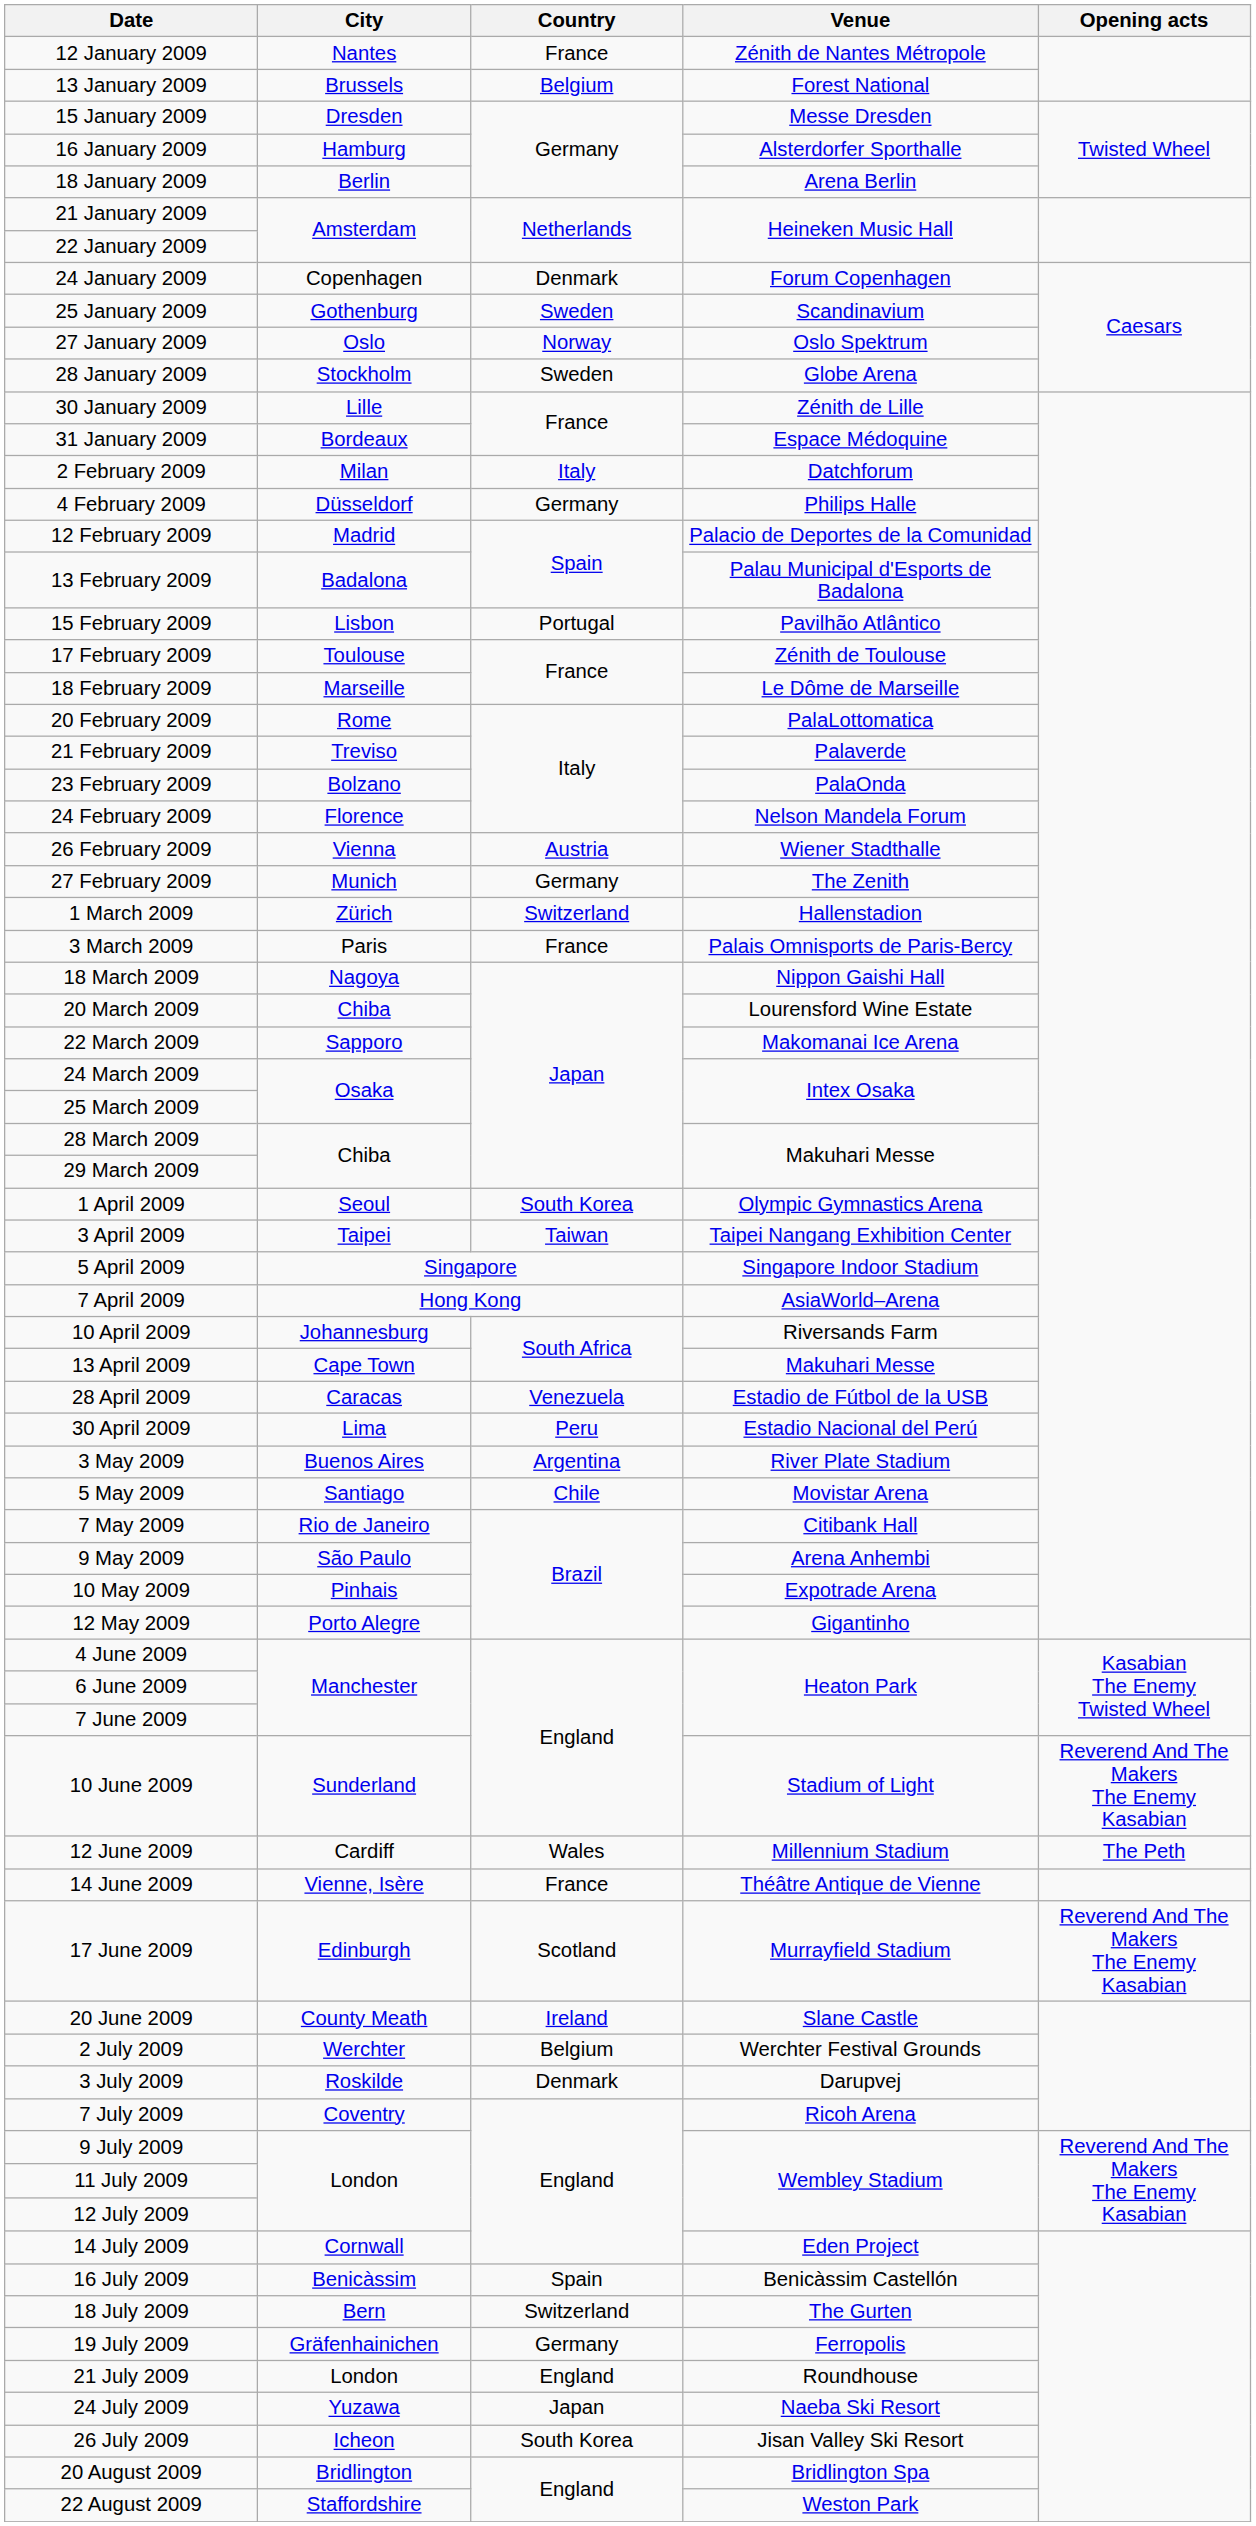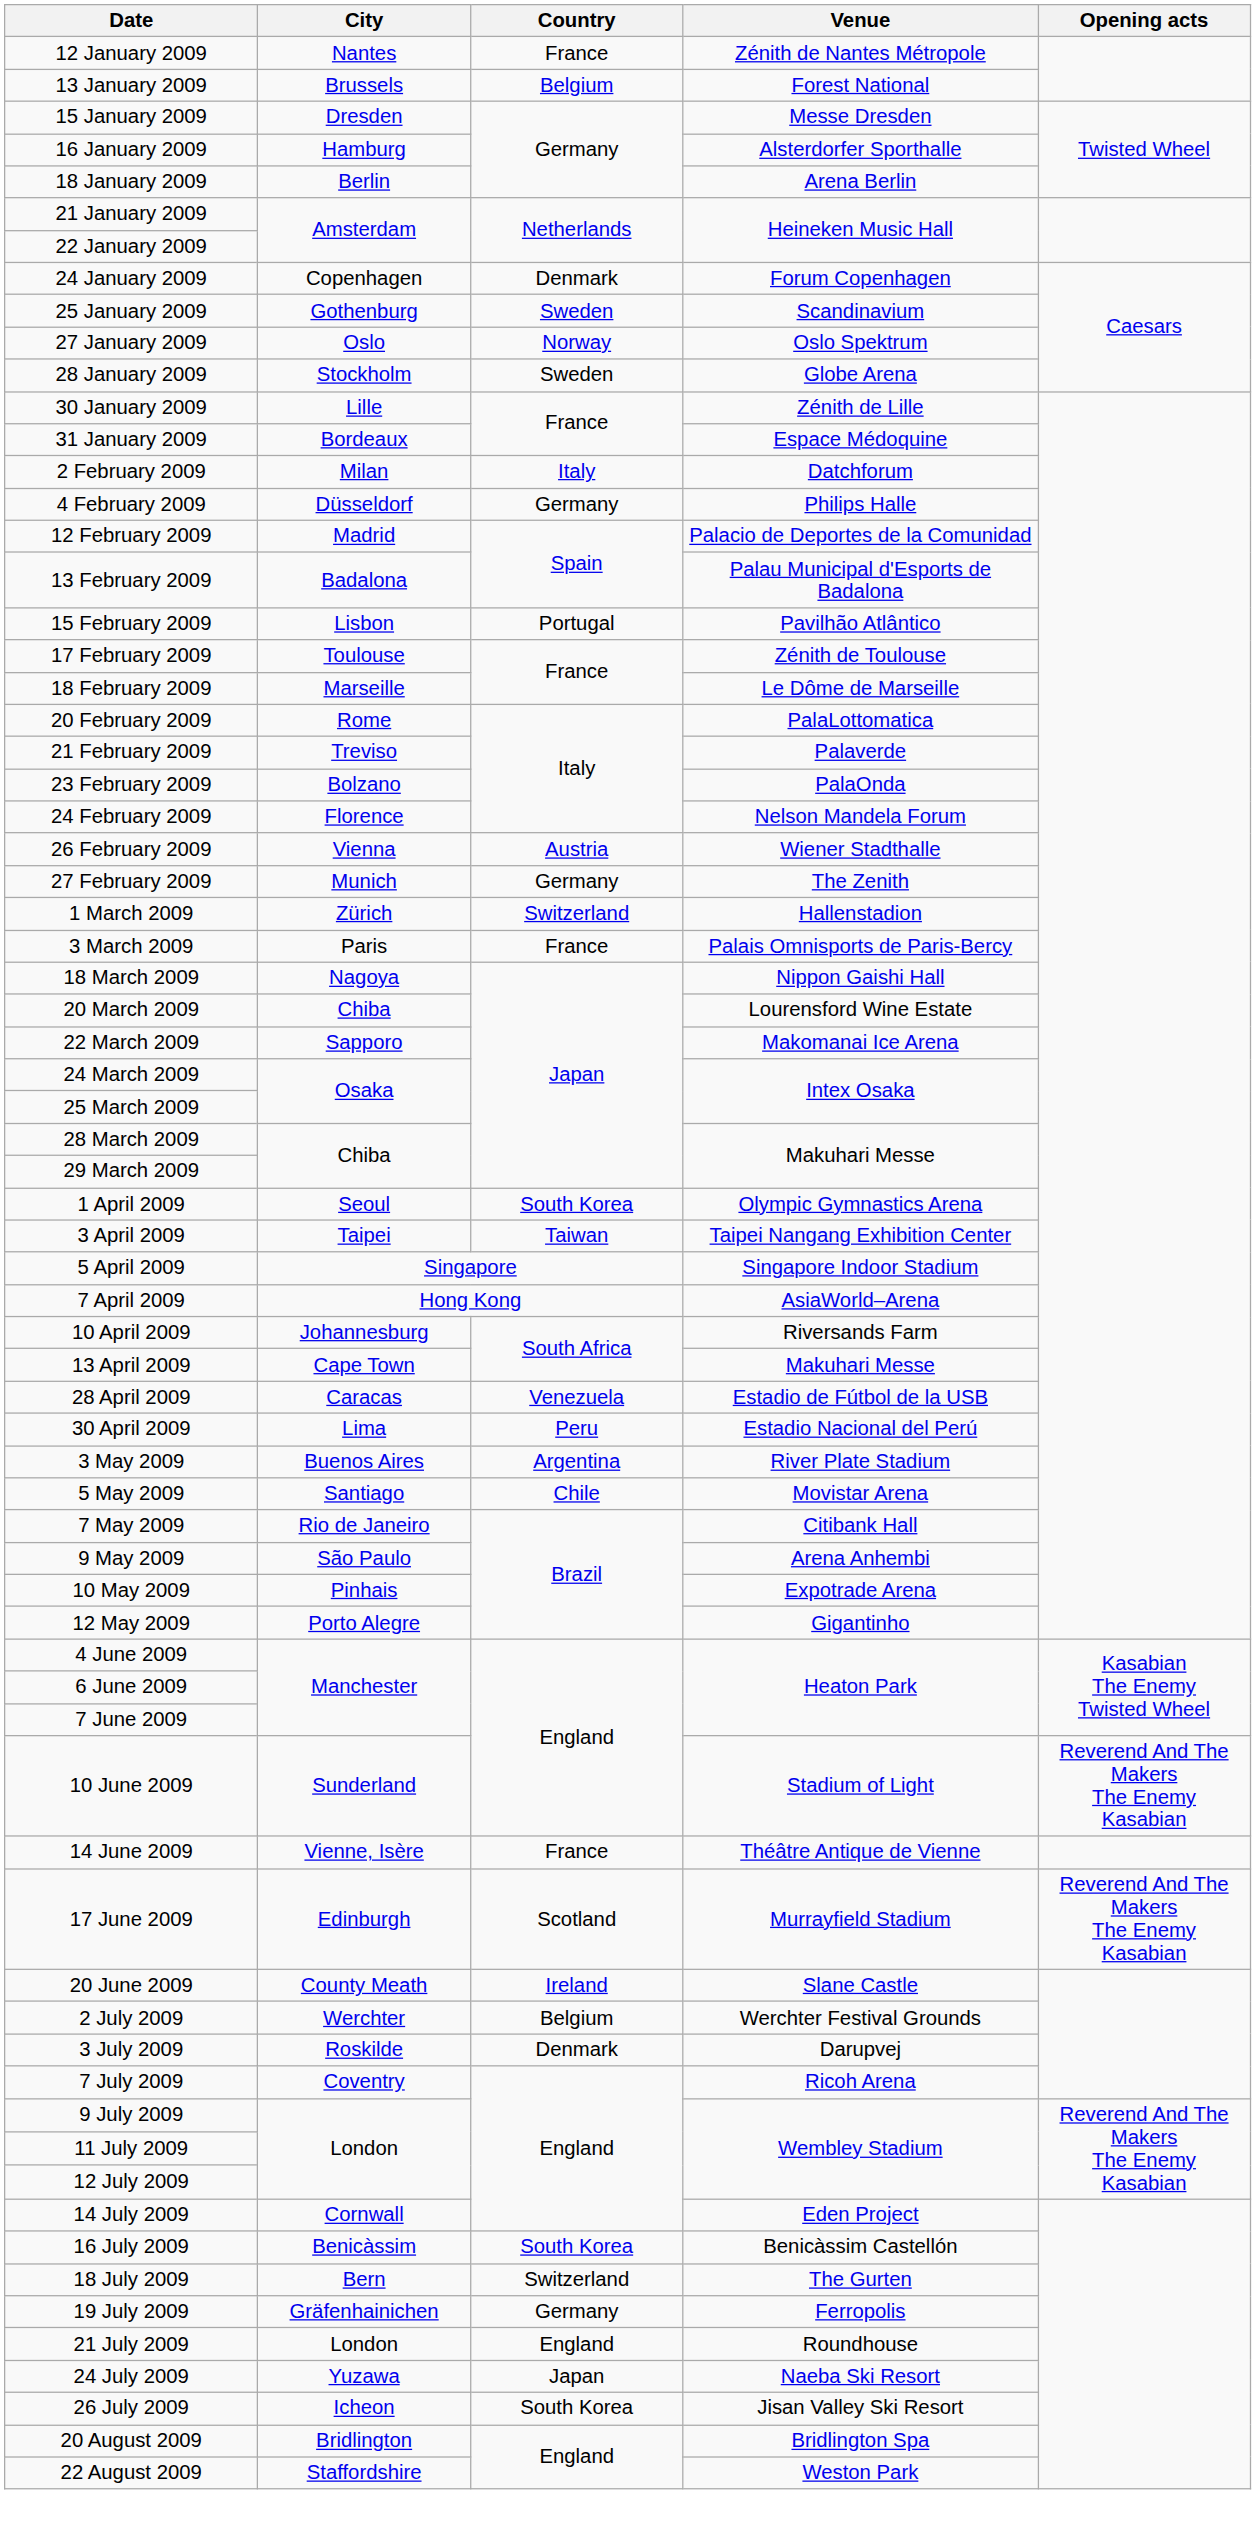- row: (131, 1852)
(577, 2279) Spain -> (577, 2247) South Korea
